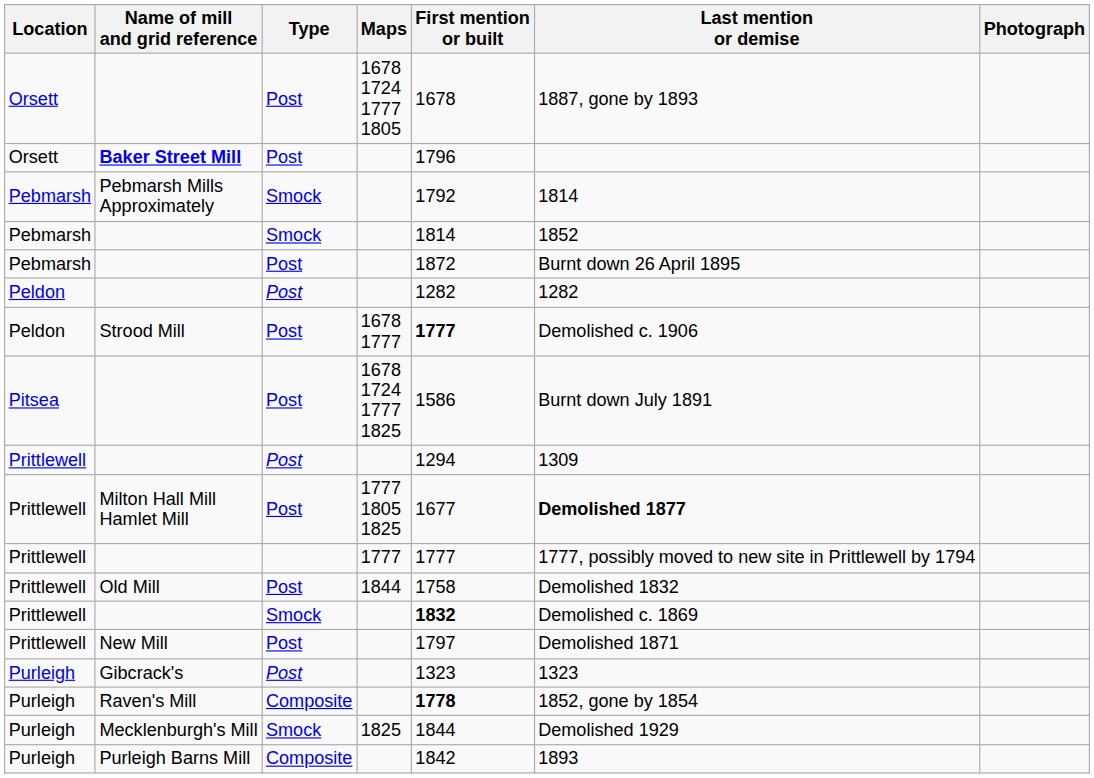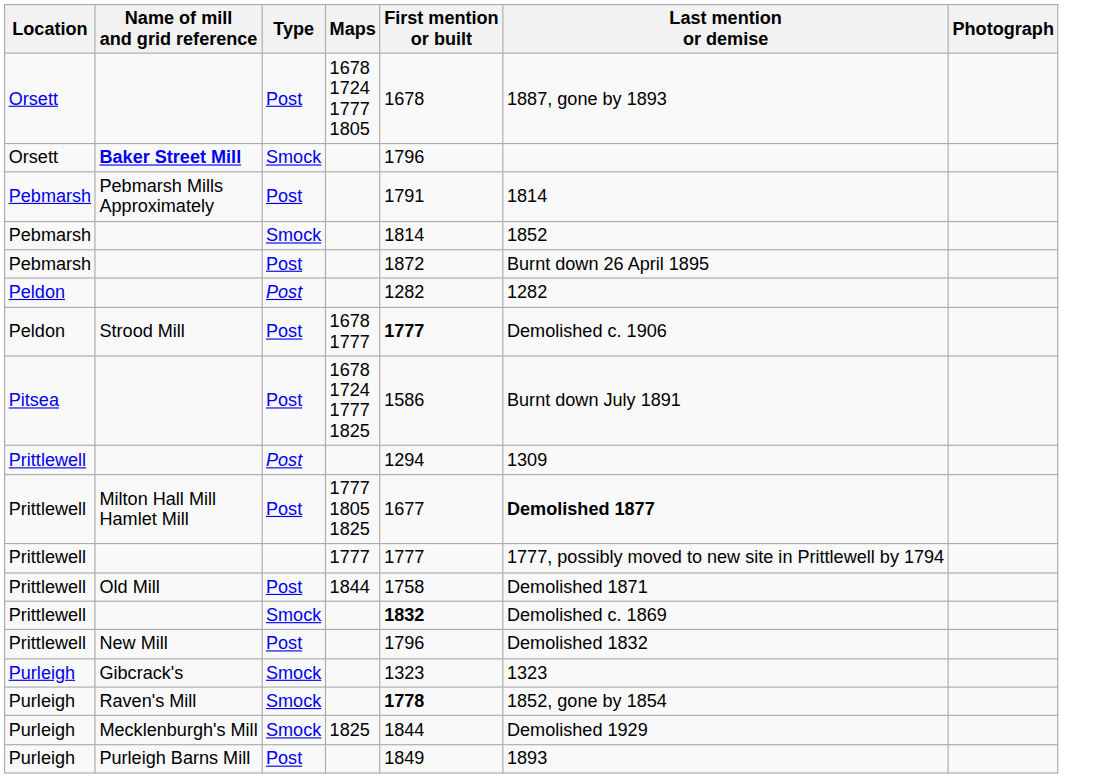(284, 157) Post -> (294, 157) Smock
(294, 196) Smock -> (284, 196) Post
(435, 196) 1792 -> (404, 196) 1791
(609, 586) Demolished 1832 -> (577, 586) Demolished 1871
(435, 644) 1797 -> (404, 644) 1796
(609, 644) Demolished 1871 -> (577, 644) Demolished 1832
(284, 672) Post -> (294, 672) Smock
(309, 701) Composite -> (294, 701) Smock
(309, 758) Composite -> (284, 758) Post
(435, 758) 1842 -> (404, 758) 1849
